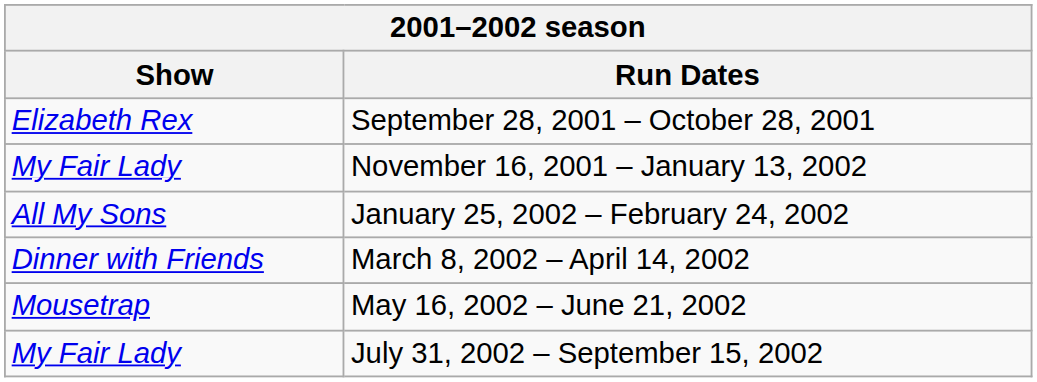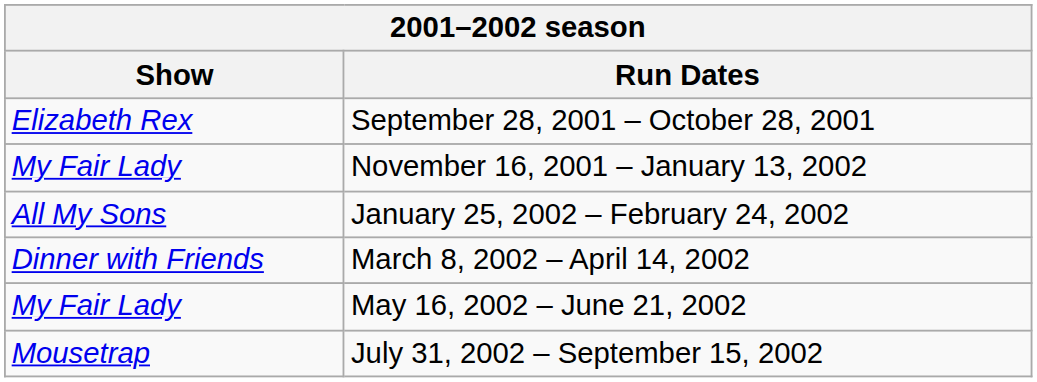(81, 306) Mousetrap -> (96, 306) My Fair Lady
(96, 352) My Fair Lady -> (81, 352) Mousetrap
